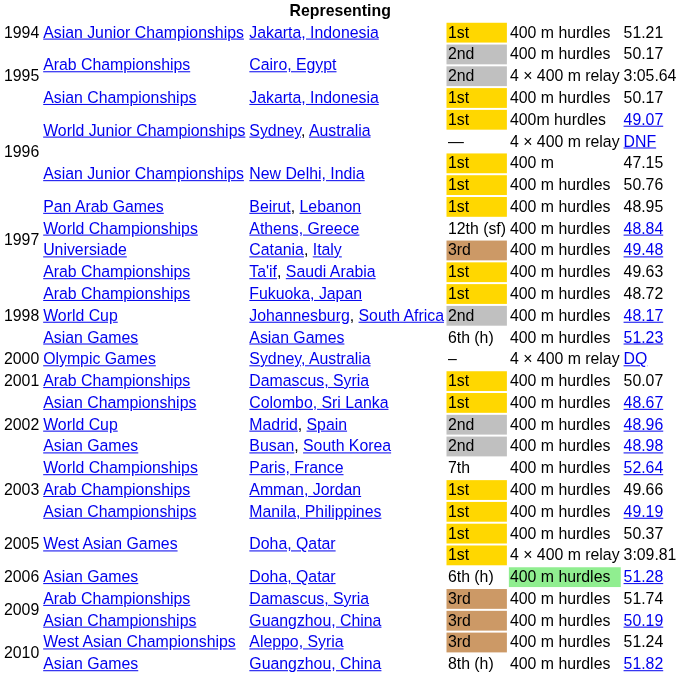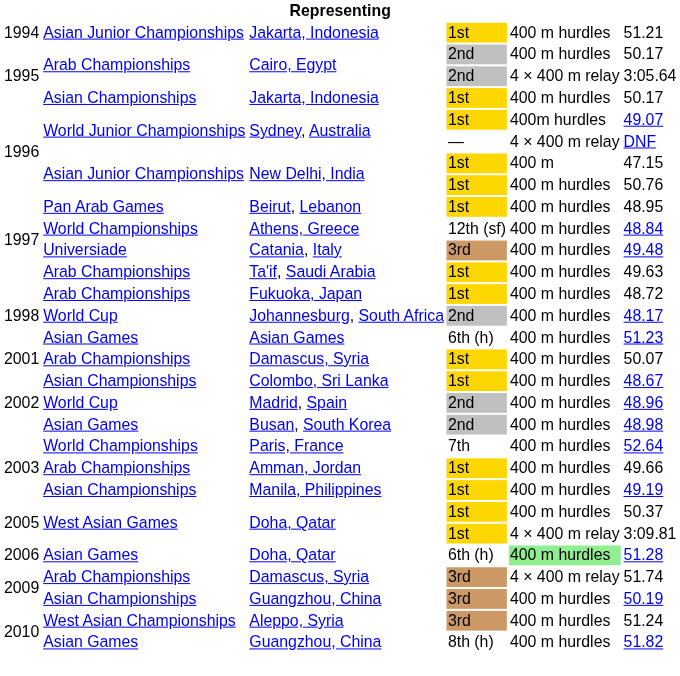- row: (22, 359)
(560, 598) 400 m hurdles -> (565, 577) 4 × 400 m relay
